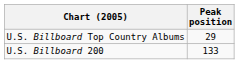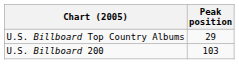(211, 51) 133 -> (211, 51) 103
